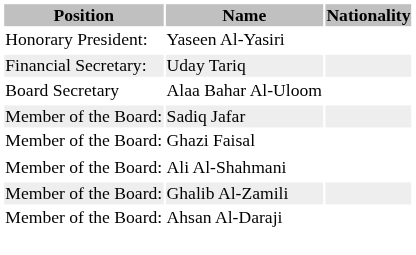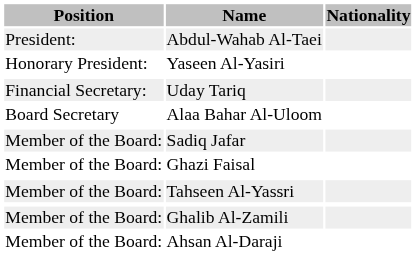+ row: (244, 39)
+ row: (230, 191)
- row: (226, 166)
